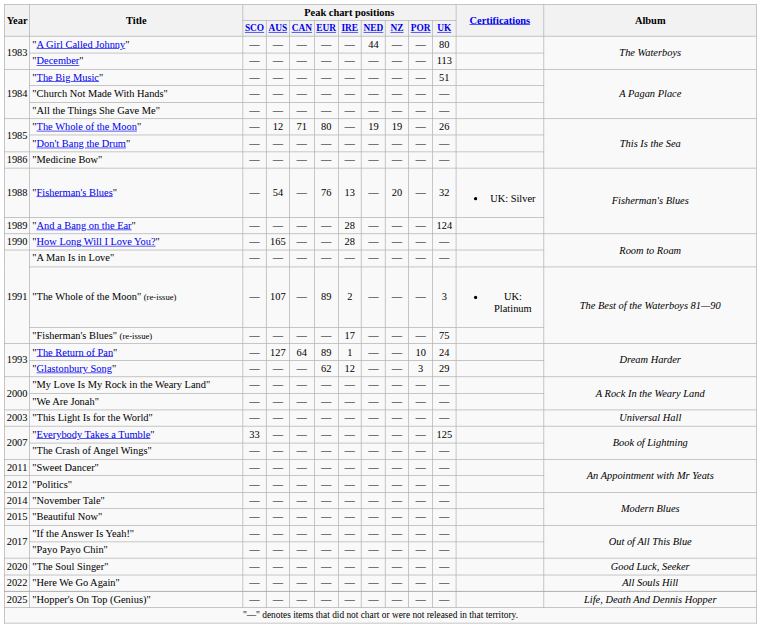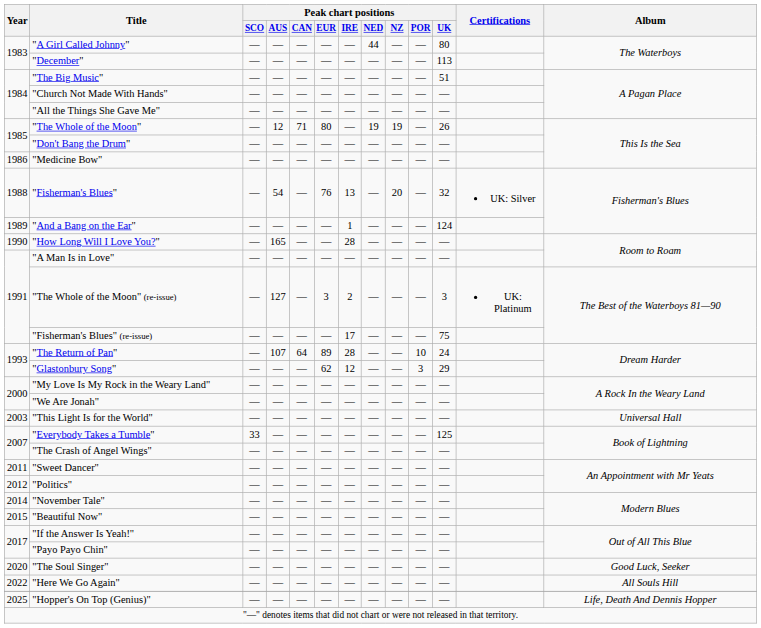(350, 225) 28 -> (350, 225) 1
(278, 297) 107 -> (278, 297) 127
(326, 297) 89 -> (326, 297) 3
(278, 352) 127 -> (278, 352) 107
(350, 352) 1 -> (350, 352) 28
